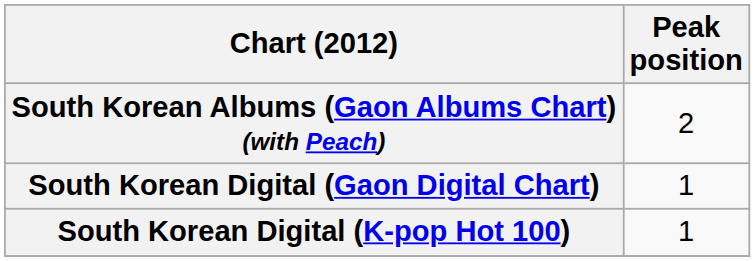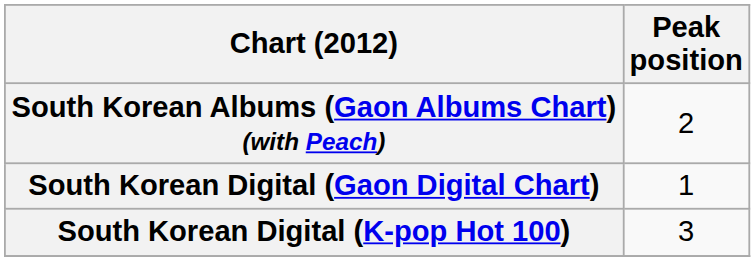(686, 231) 1 -> (686, 231) 3
